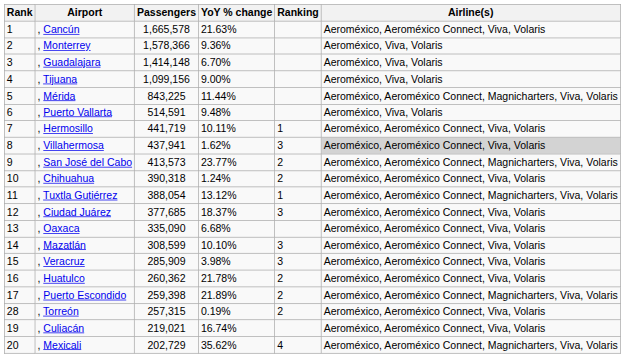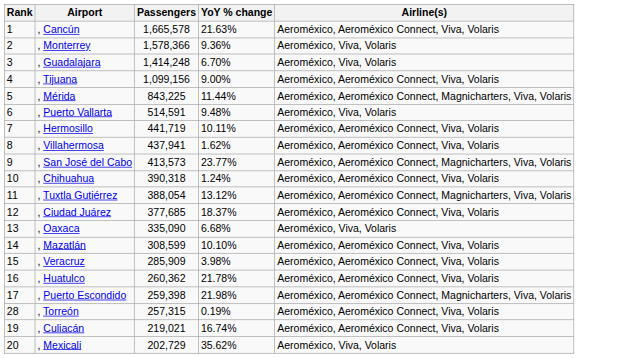- column: (298, 13)
(166, 63) 1,414,148 -> (166, 63) 1,414,248
(383, 79) Aeroméxico, Viva, Volaris -> (388, 79) Aeroméxico, Aeroméxico Connect, Viva, Volaris
(434, 146) lightgrey background -> (388, 146) no background
(434, 229) Aeroméxico, Aeroméxico Connect, Viva, Volaris -> (337, 229) Aeroméxico, Viva, Volaris
(219, 295) 21.89% -> (219, 295) 21.98%
(471, 345) Aeroméxico, Aeroméxico Connect, Magnicharters, Viva, Volaris -> (337, 345) Aeroméxico, Viva, Volaris
